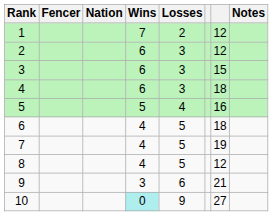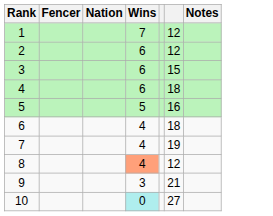- column: (182, 13)
(142, 164) no background -> (142, 164) lightsalmon background
